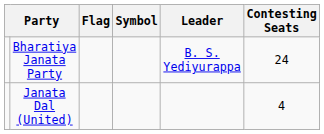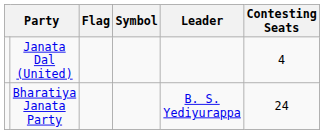rows swapped: (45, 60) <-> (44, 106)
